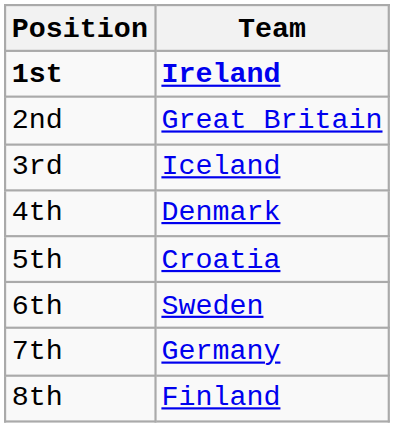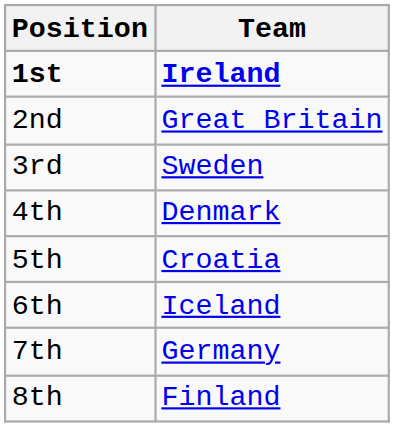(221, 167) Iceland -> (212, 167) Sweden
(212, 305) Sweden -> (221, 305) Iceland
